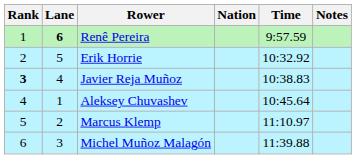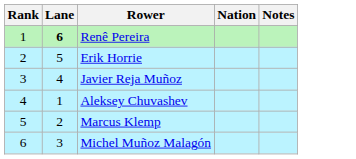- column: (286, 15)
(23, 79) bold -> (23, 79) normal
